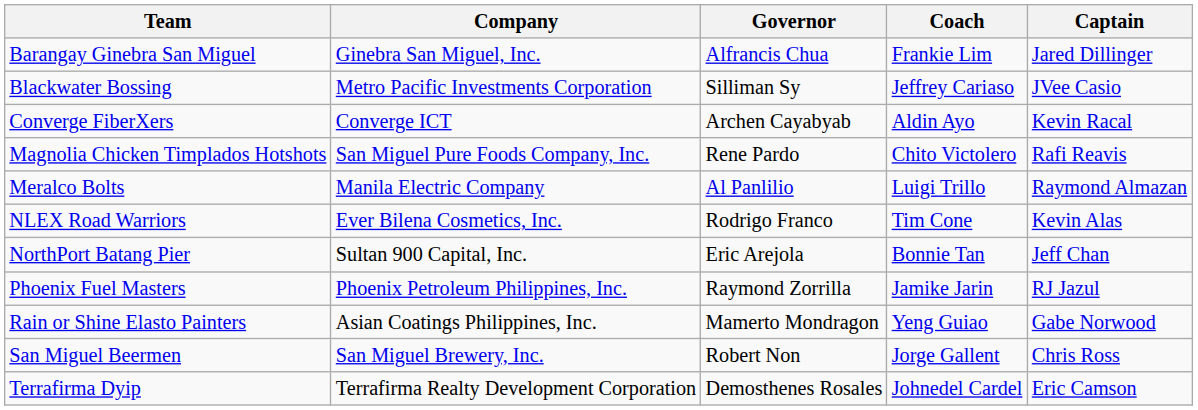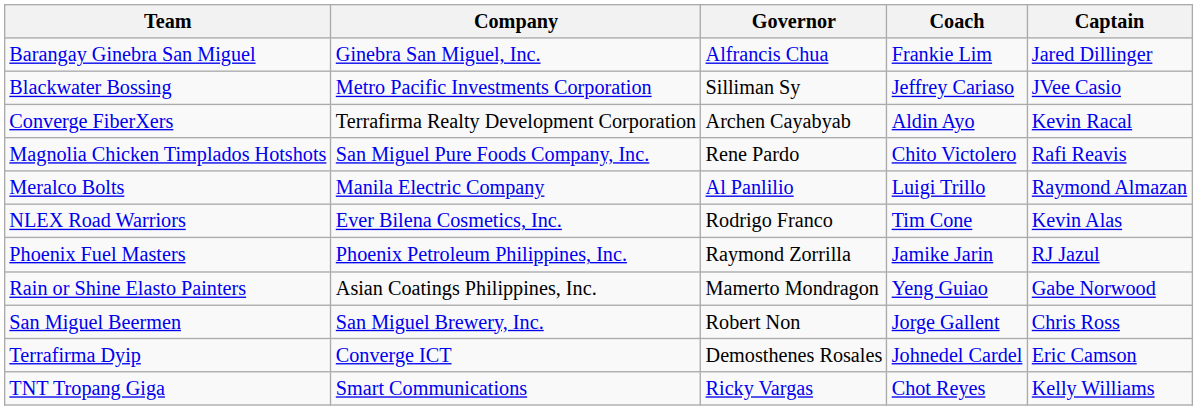(394, 121) Converge ICT -> (516, 121) Terrafirma Realty Development Corporation
- row: (100, 254)
(516, 388) Terrafirma Realty Development Corporation -> (394, 354) Converge ICT
+ row: (87, 388)
